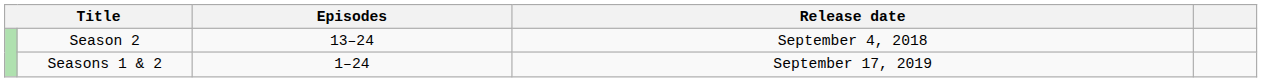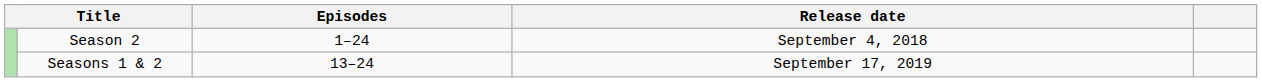(352, 40) 13–24 -> (352, 40) 1–24
(352, 64) 1–24 -> (352, 64) 13–24
